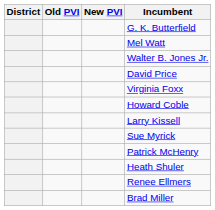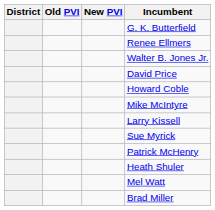rows swapped: (159, 182) <-> (146, 43)
- row: (155, 89)
+ row: (157, 105)
